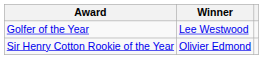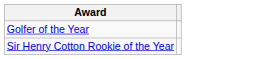- column: (215, 12)
